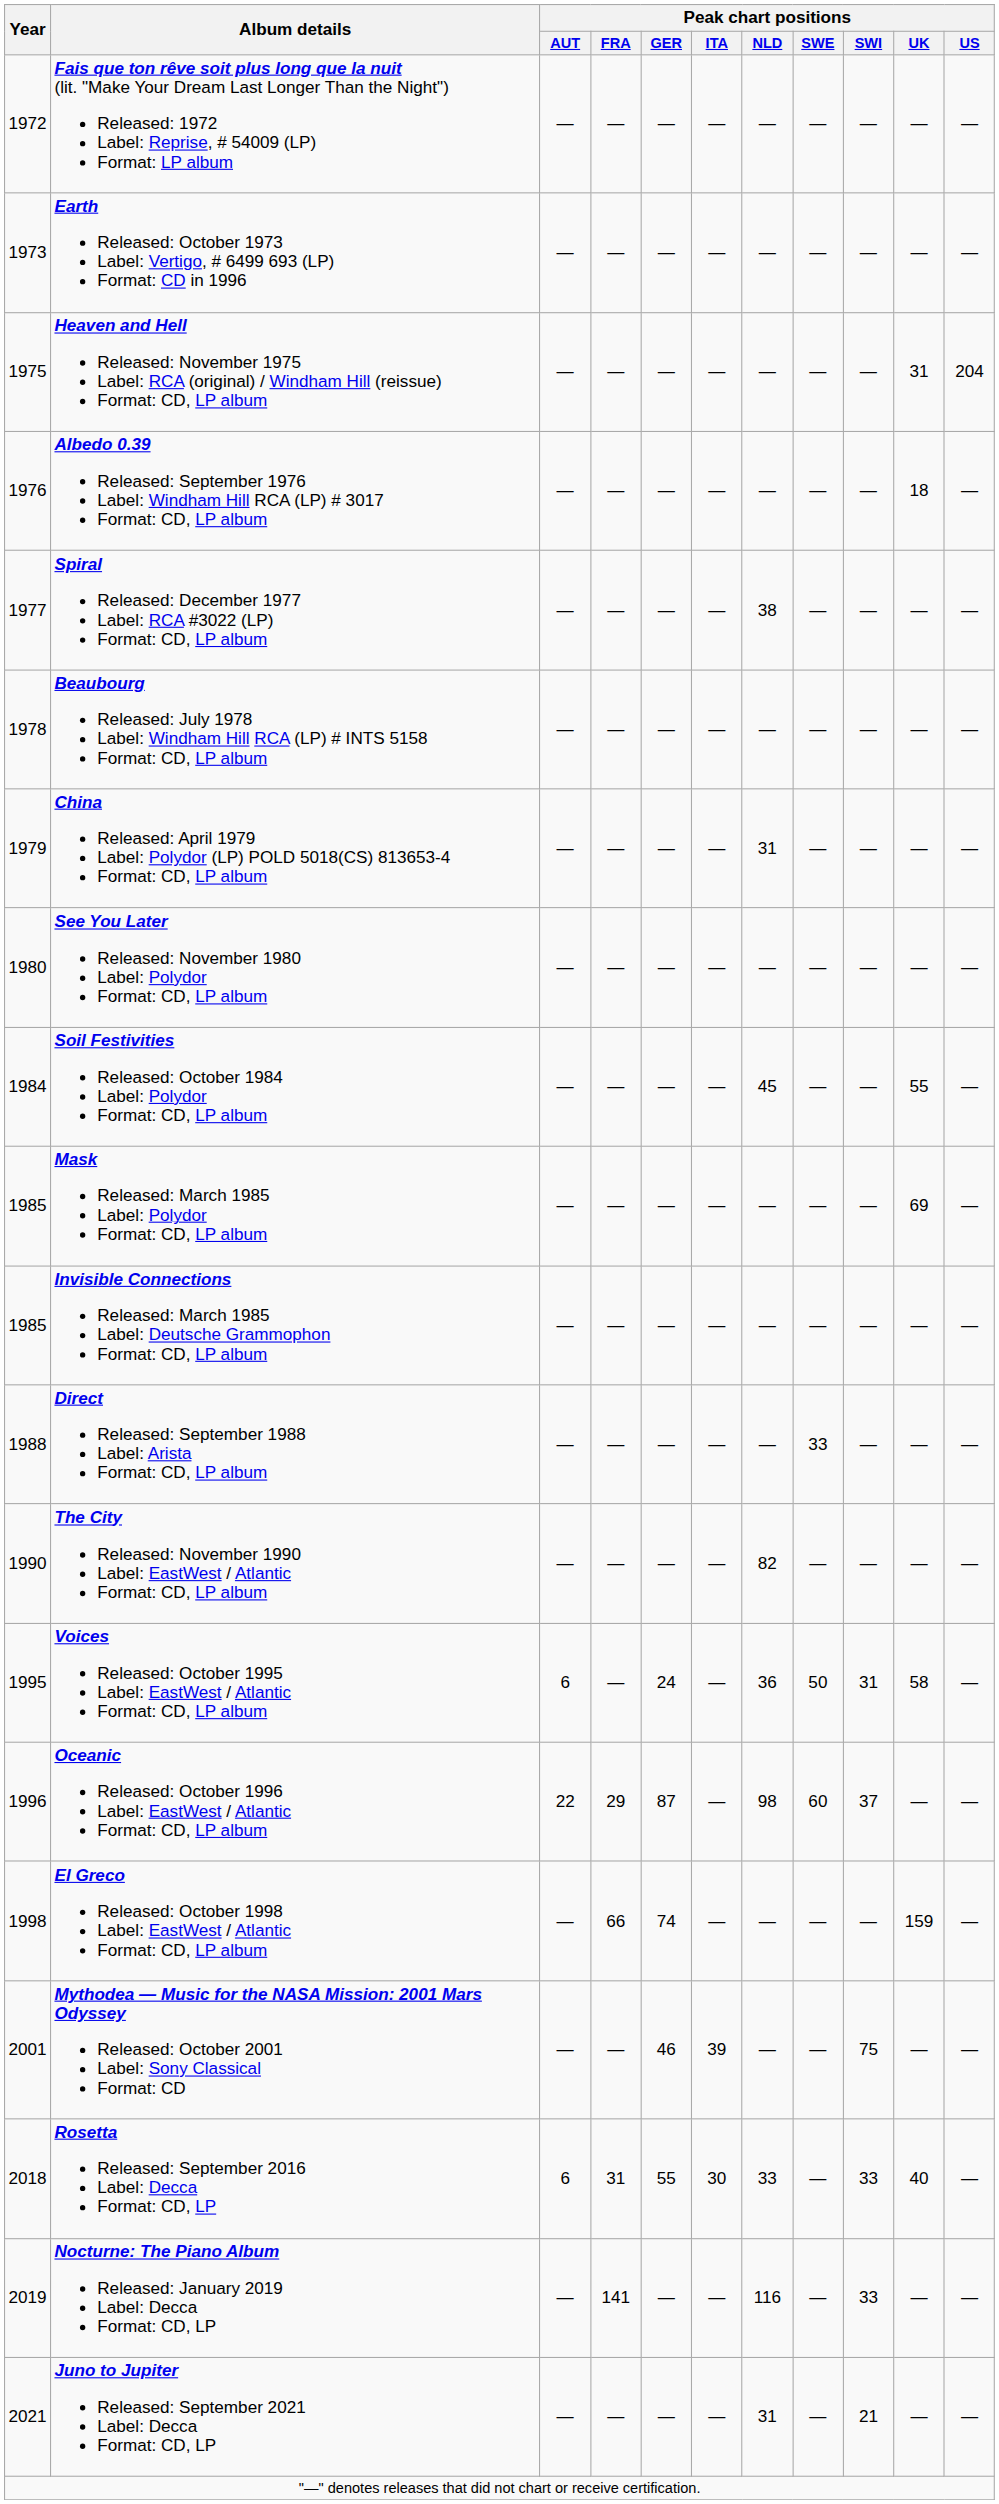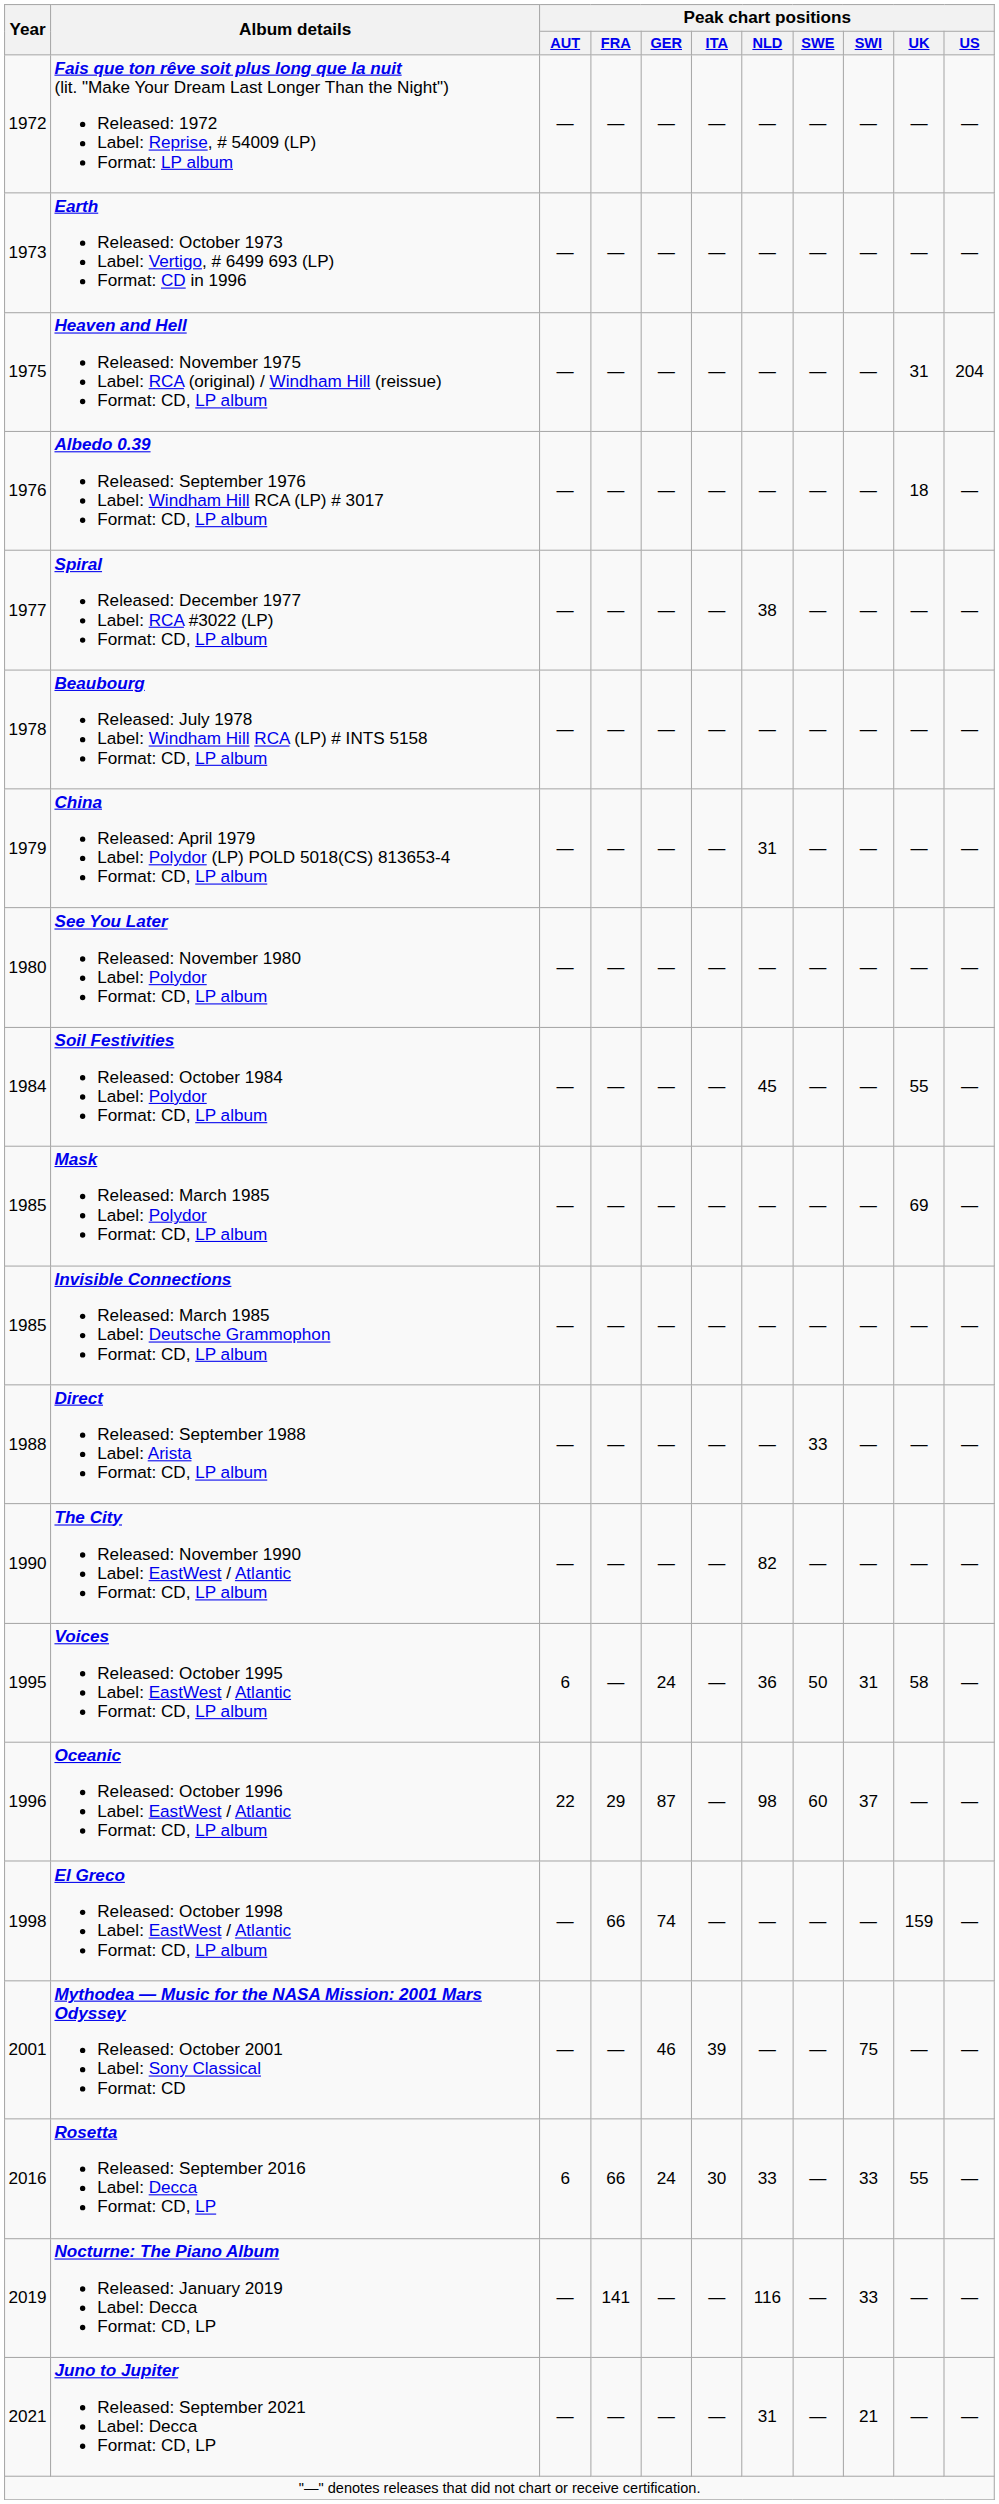(28, 2178) 2018 -> (28, 2178) 2016
(616, 2178) 31 -> (616, 2178) 66
(666, 2178) 55 -> (666, 2178) 24
(919, 2178) 40 -> (919, 2178) 55
